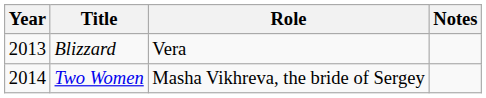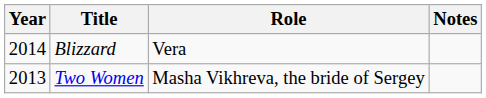(27, 48) 2013 -> (27, 48) 2014
(27, 78) 2014 -> (27, 78) 2013
